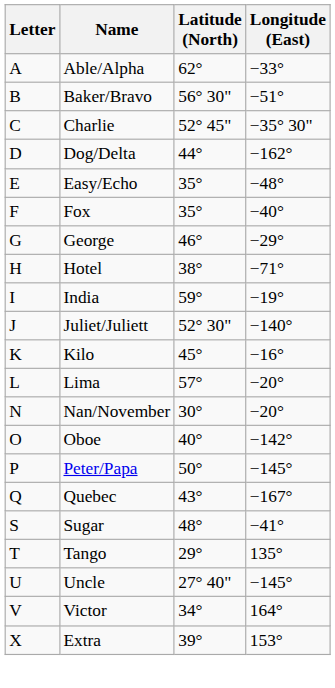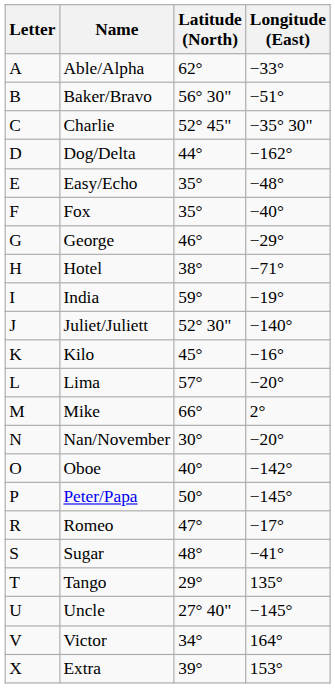+ row: (82, 411)
- row: (90, 496)
+ row: (88, 525)
